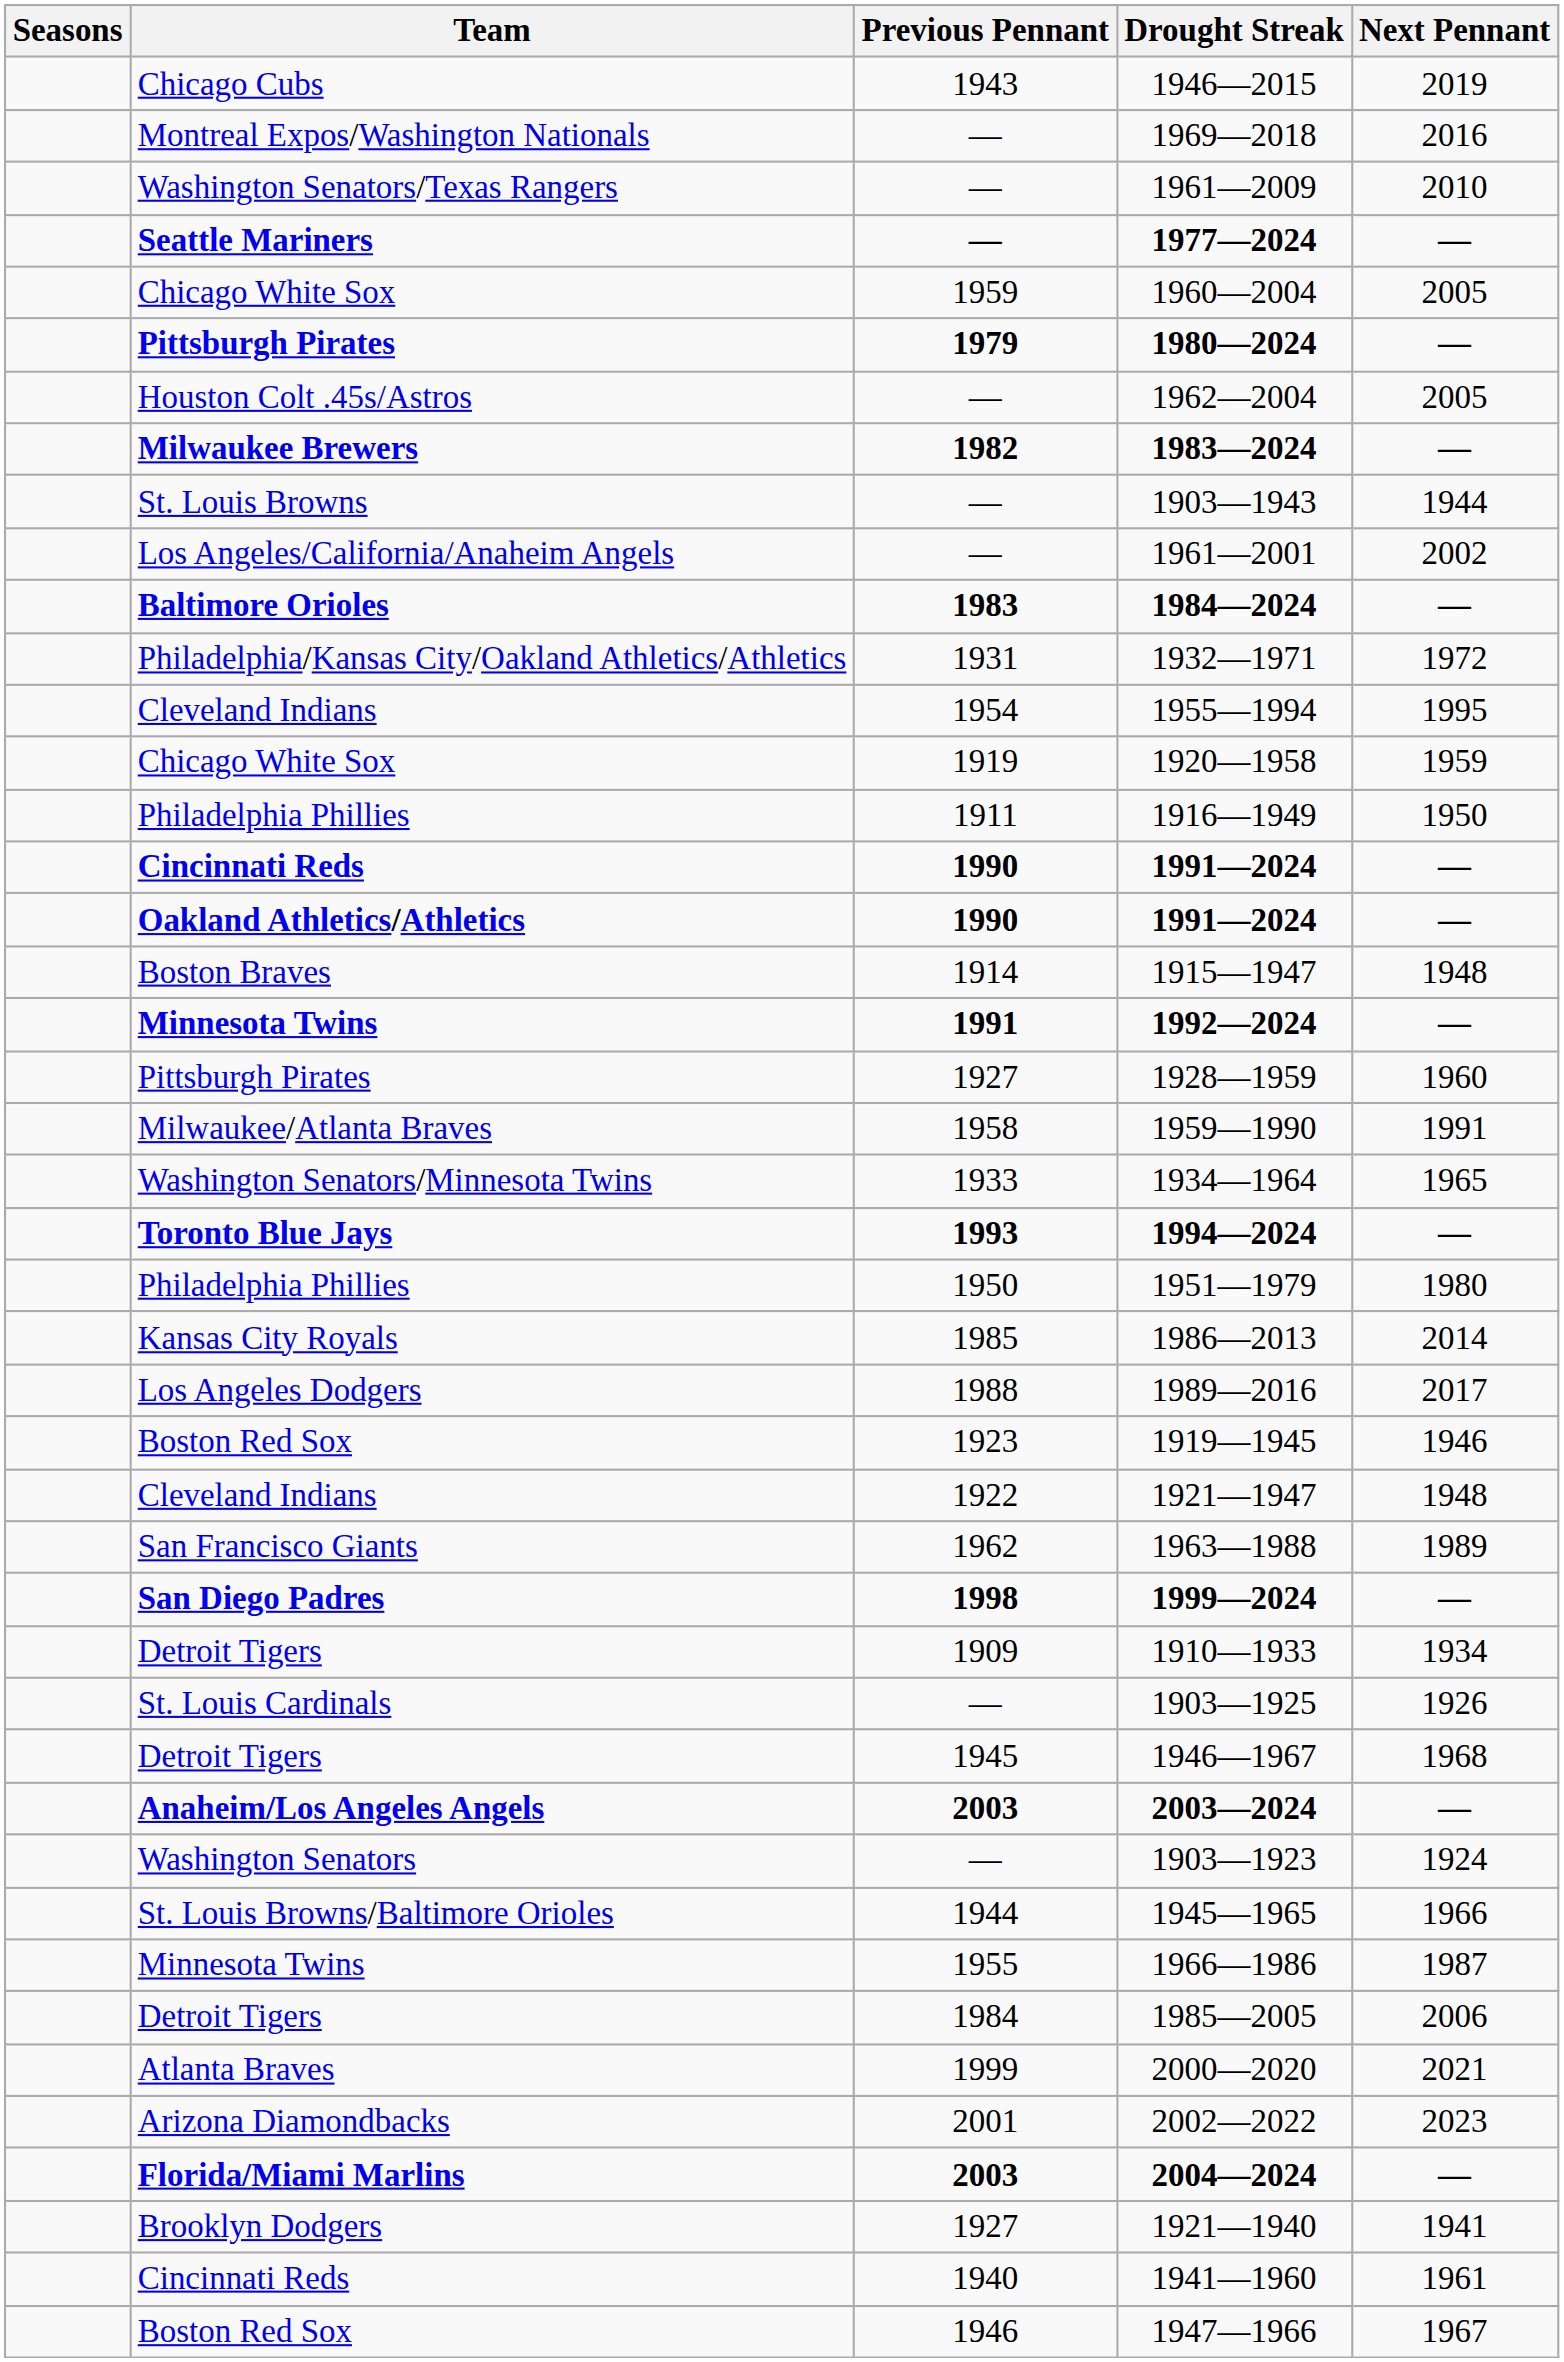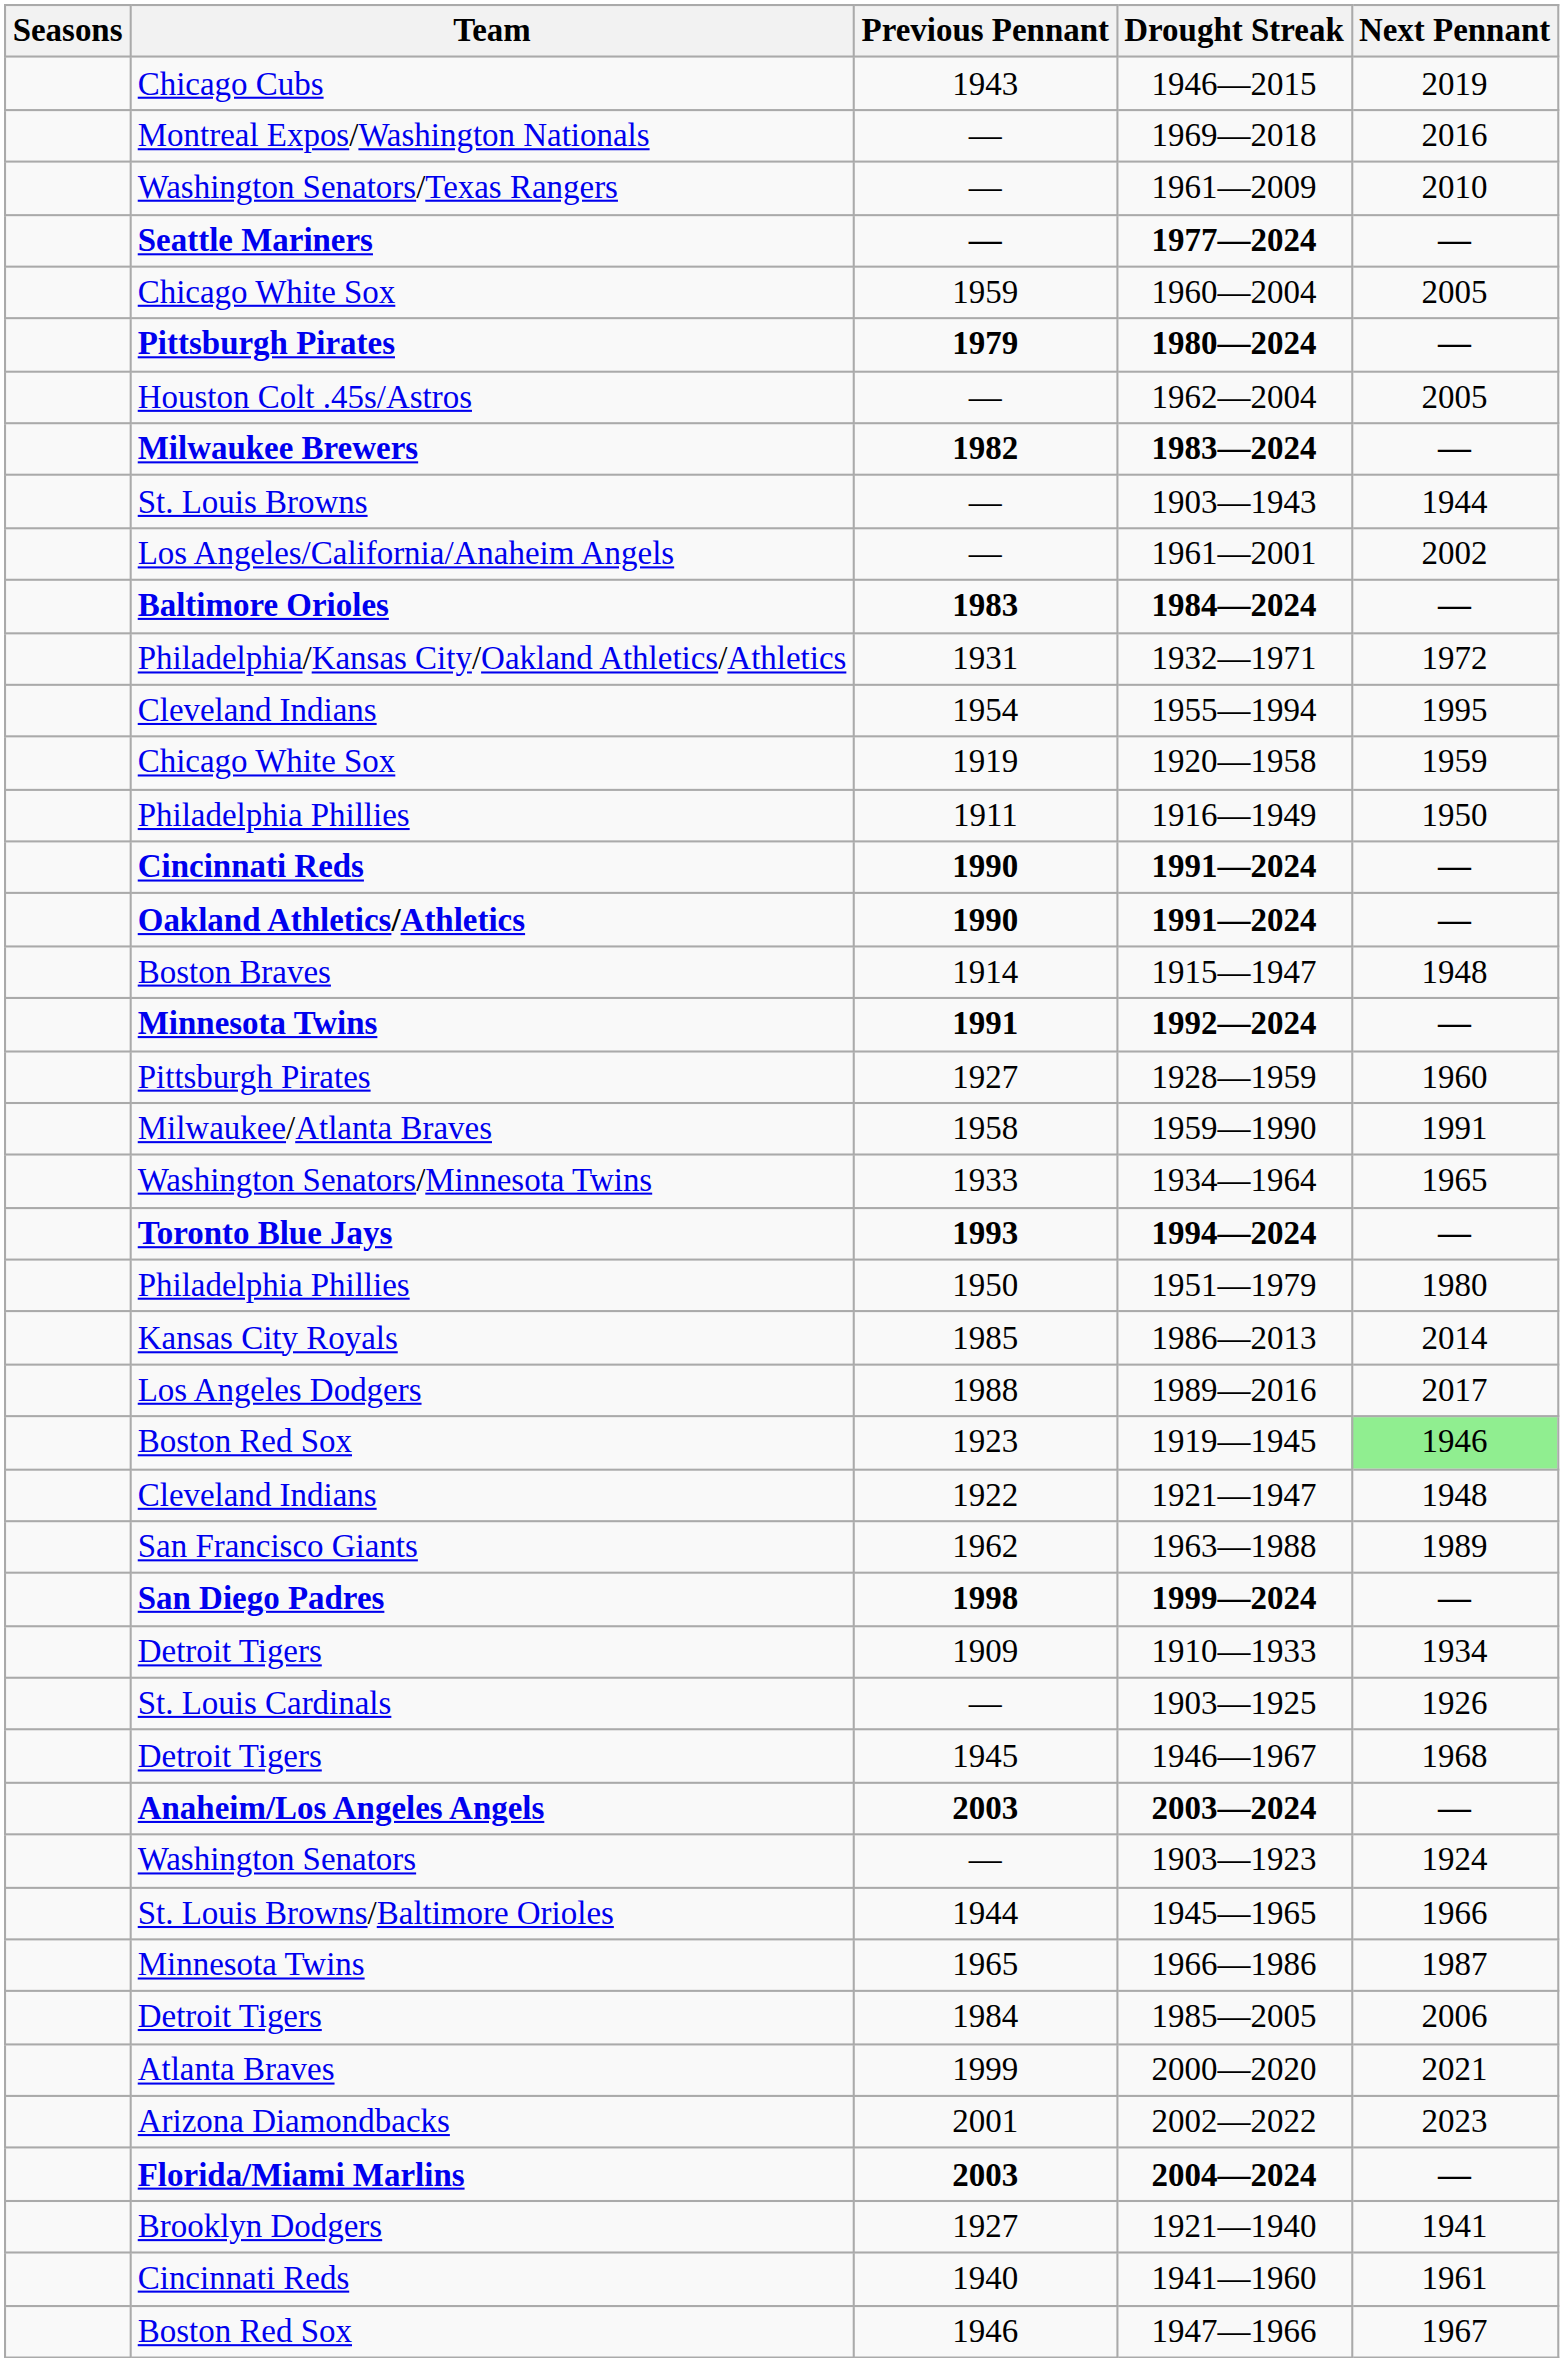(1455, 1441) no background -> (1455, 1441) lightgreen background
(985, 1964) 1955 -> (985, 1964) 1965
